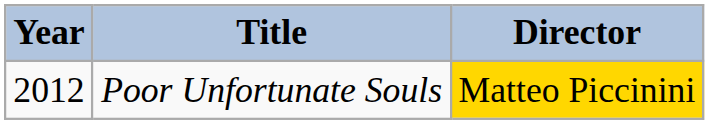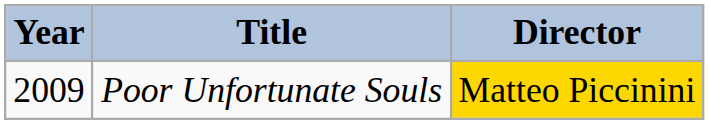(49, 89) 2012 -> (49, 89) 2009
